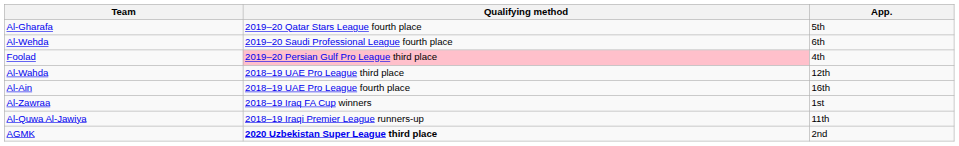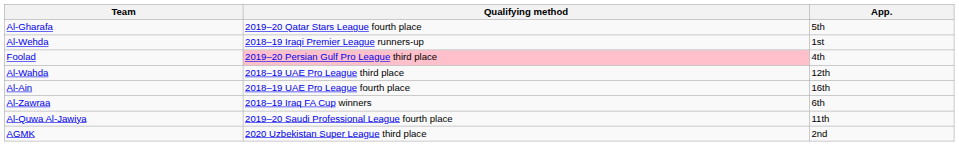(349, 42) 2019–20 Saudi Professional League fourth place -> (334, 42) 2018–19 Iraqi Premier League runners-up
(818, 42) 6th -> (818, 42) 1st
(818, 103) 1st -> (818, 103) 6th
(334, 118) 2018–19 Iraqi Premier League runners-up -> (349, 118) 2019–20 Saudi Professional League fourth place
(341, 133) bold -> (336, 133) normal
